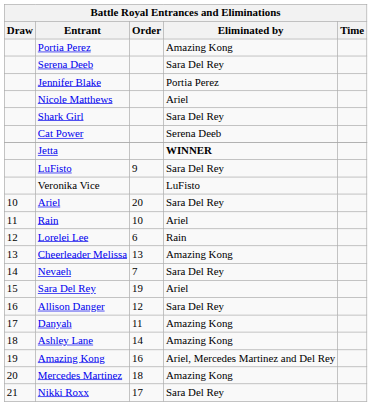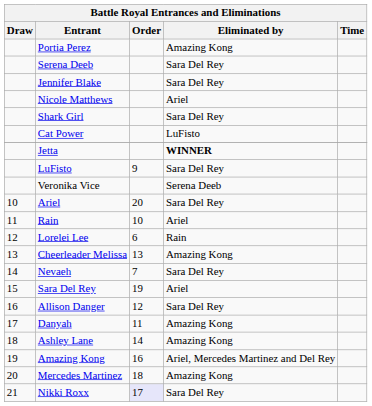(192, 82) Portia Perez -> (195, 82) Sara Del Rey
(194, 133) Serena Deeb -> (183, 133) LuFisto
(183, 185) LuFisto -> (194, 185) Serena Deeb
(137, 392) no background -> (137, 392) lavender background
